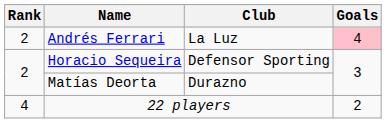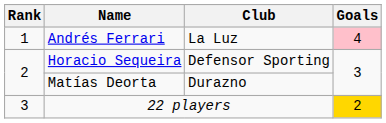(25, 39) 2 -> (25, 39) 1
(25, 107) 4 -> (25, 107) 3
(357, 107) no background -> (357, 107) gold background
